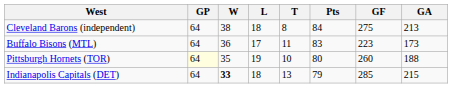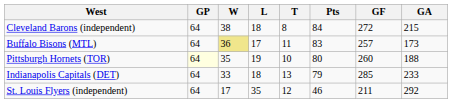(365, 28) 275 -> (365, 28) 272
(411, 28) 213 -> (411, 28) 215
(225, 43) no background -> (225, 43) khaki background
(365, 43) 223 -> (365, 43) 257
(225, 75) bold -> (225, 75) normal
(411, 75) 215 -> (411, 75) 233
+ row: (67, 91)
